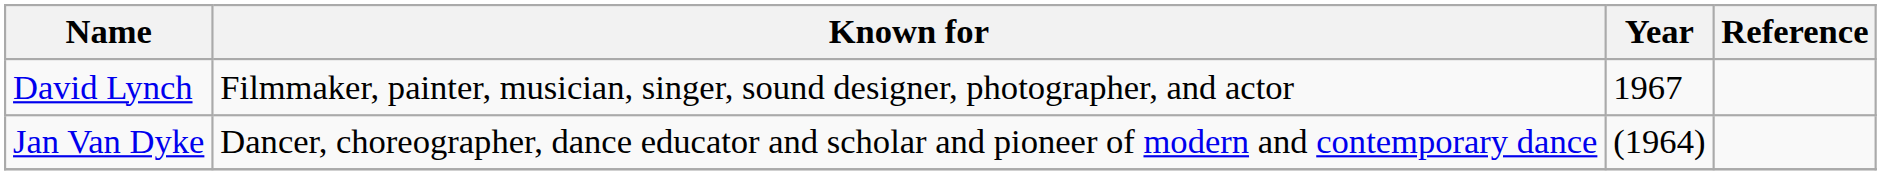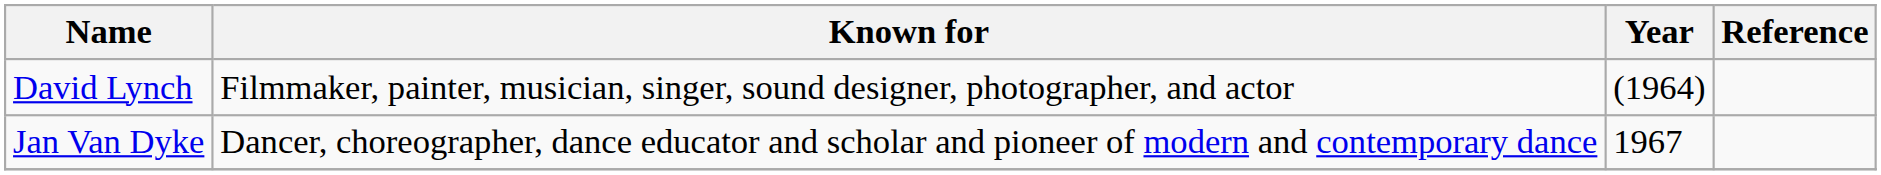(1648, 86) 1967 -> (1659, 86) (1964)
(1659, 141) (1964) -> (1648, 141) 1967
